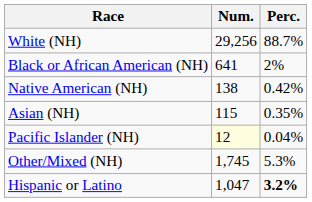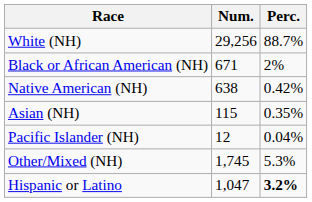(226, 64) 641 -> (226, 64) 671
(226, 88) 138 -> (226, 88) 638
(223, 137) lightyellow background -> (223, 137) no background
